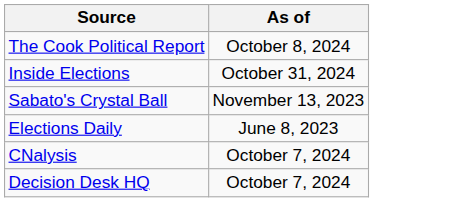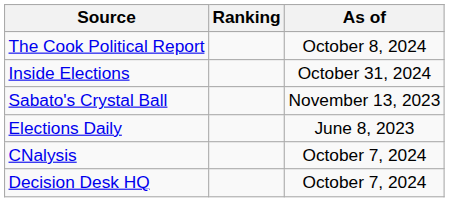+ column: (247, 18)
